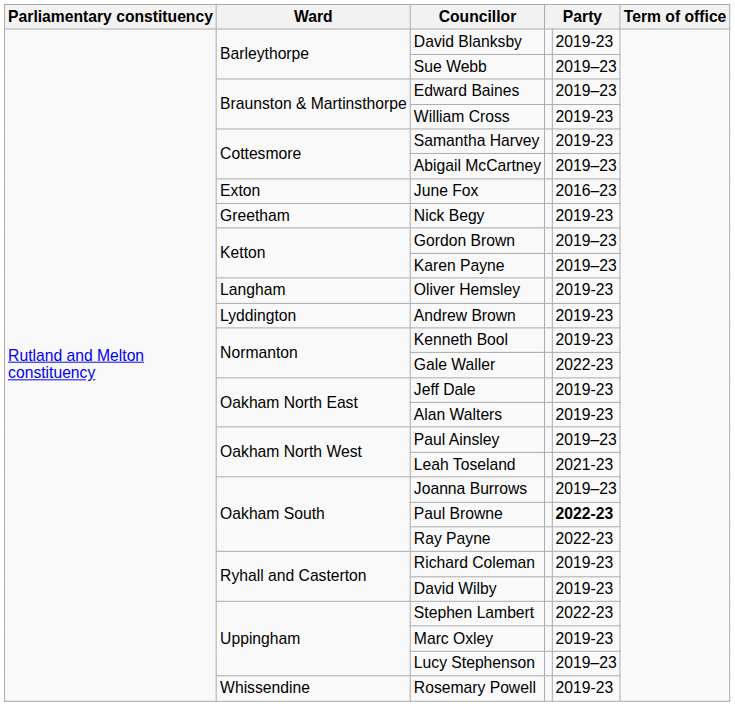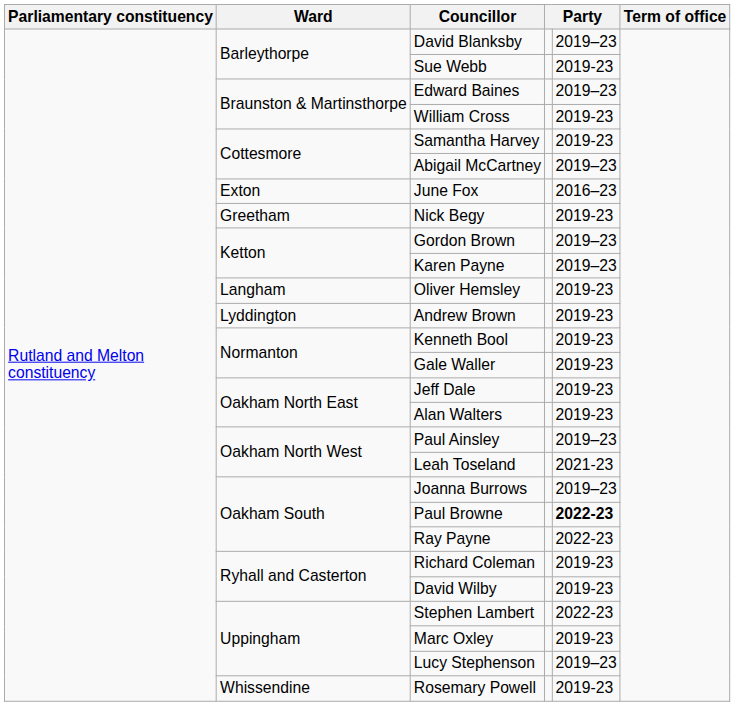(584, 41) 2019-23 -> (586, 41) 2019–23
(586, 66) 2019–23 -> (584, 66) 2019-23
(584, 365) 2022-23 -> (584, 365) 2019-23
